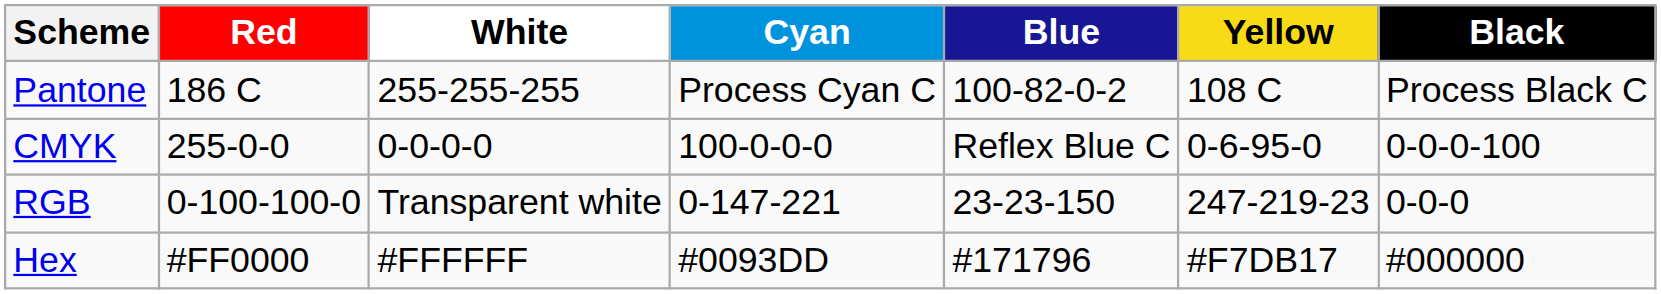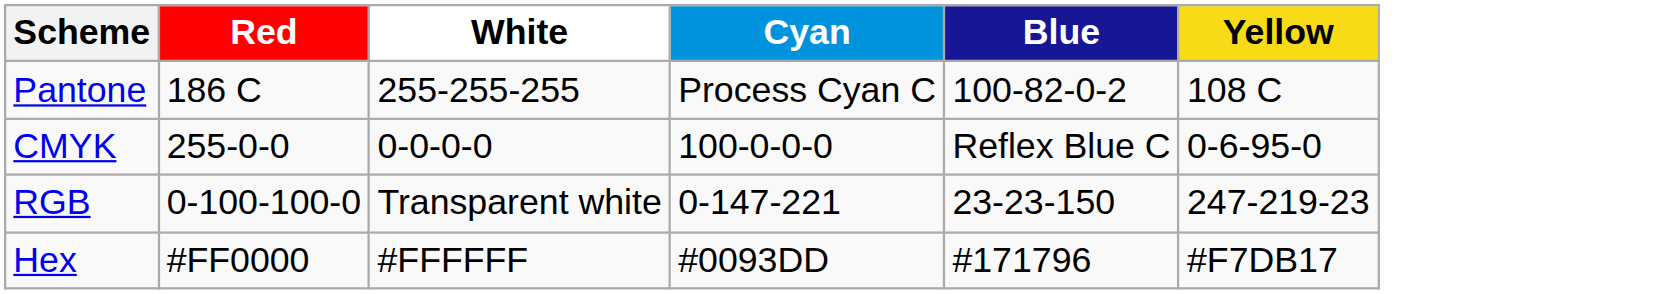- column: (1517, 32)
